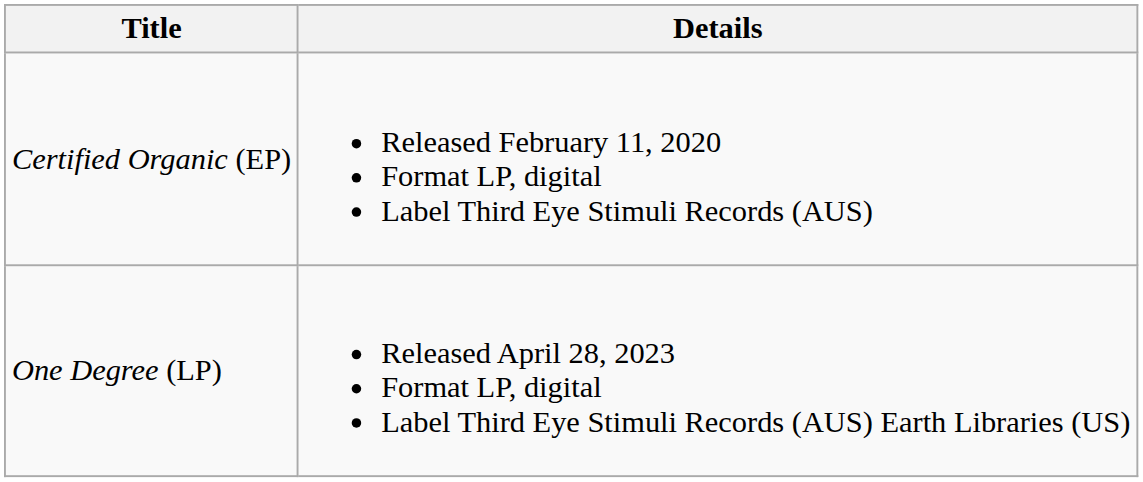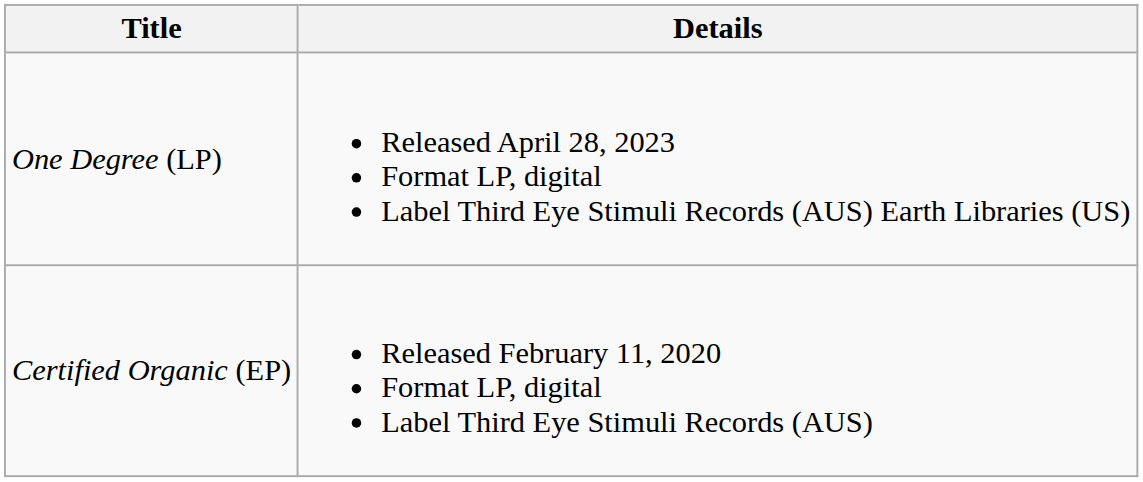rows swapped: (117, 370) <-> (152, 158)
